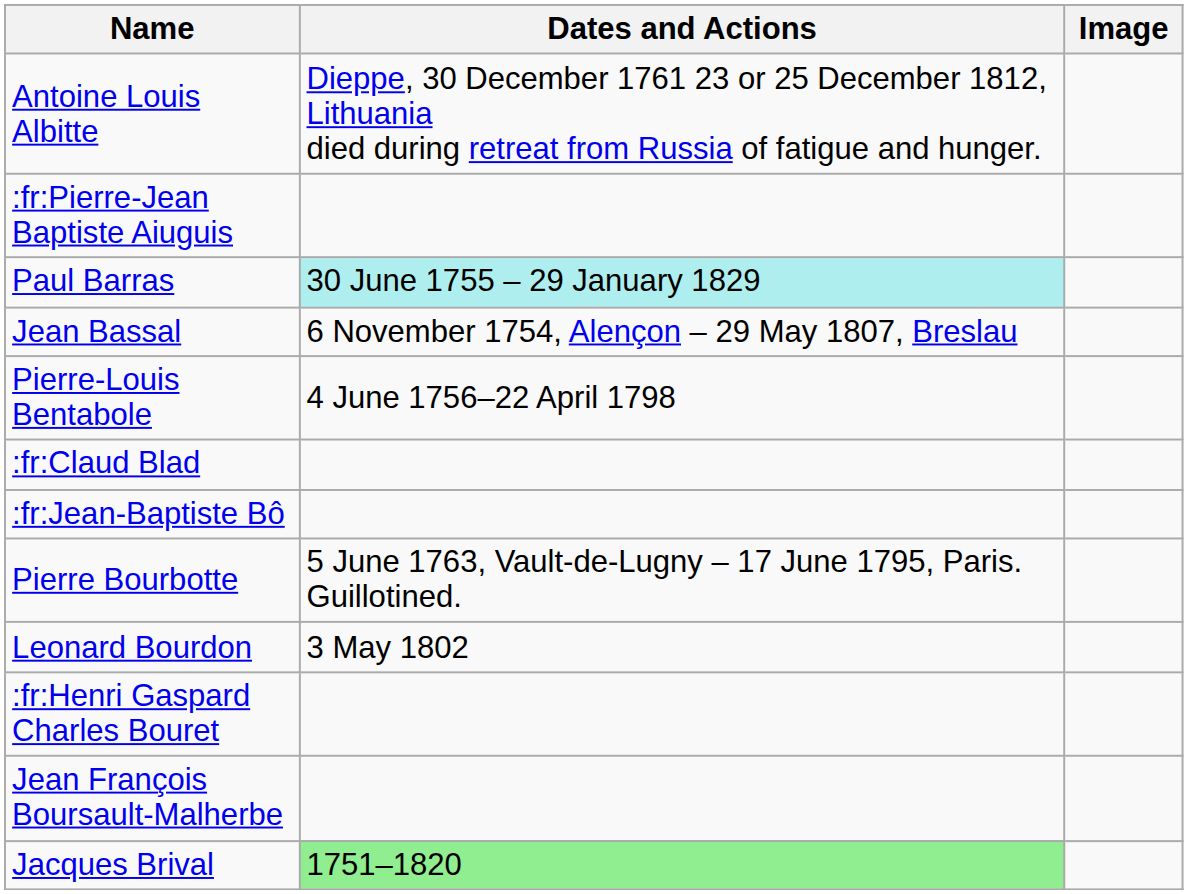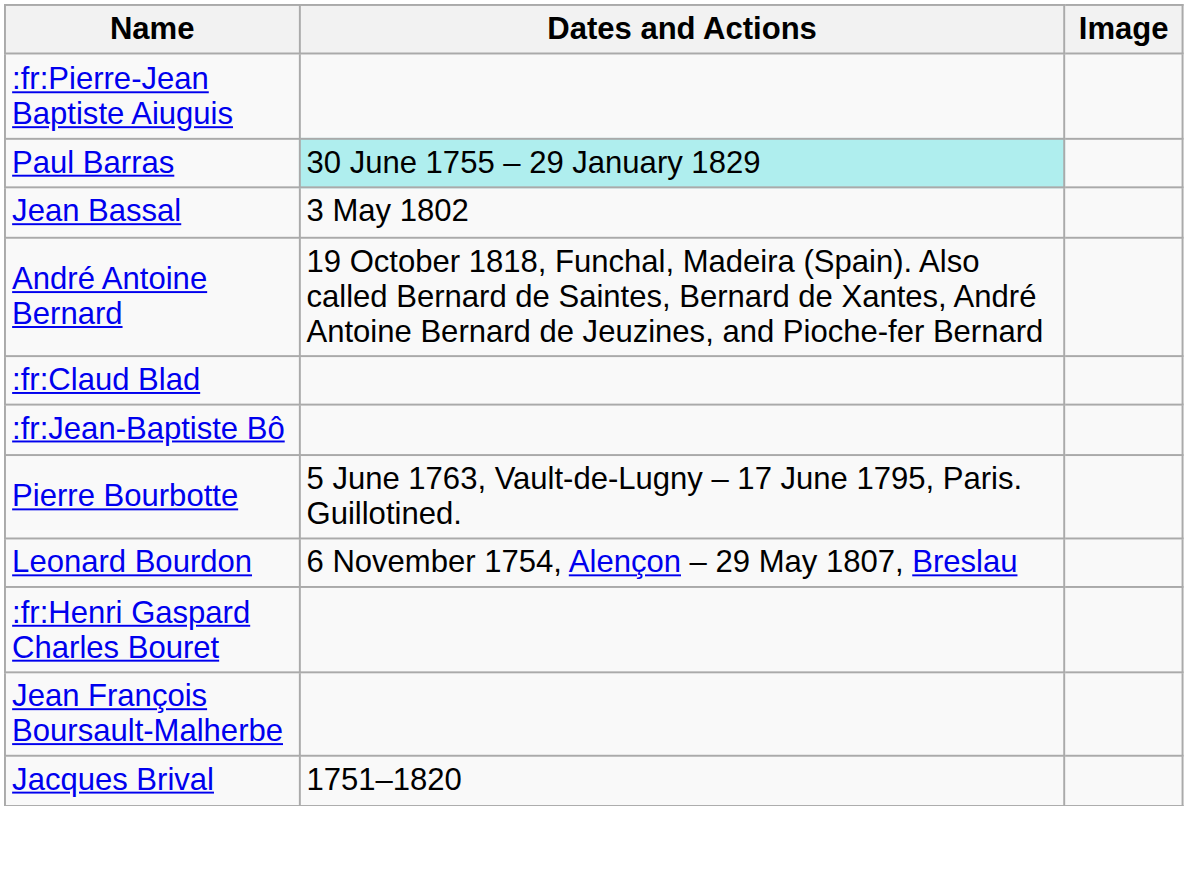- row: (106, 113)
(662, 330) 6 November 1754, Alençon – 29 May 1807, Breslau -> (388, 211) 3 May 1802
- row: (96, 397)
+ row: (110, 295)
(388, 646) 3 May 1802 -> (662, 562) 6 November 1754, Alençon – 29 May 1807, Breslau
(384, 864) lightgreen background -> (384, 780) no background
